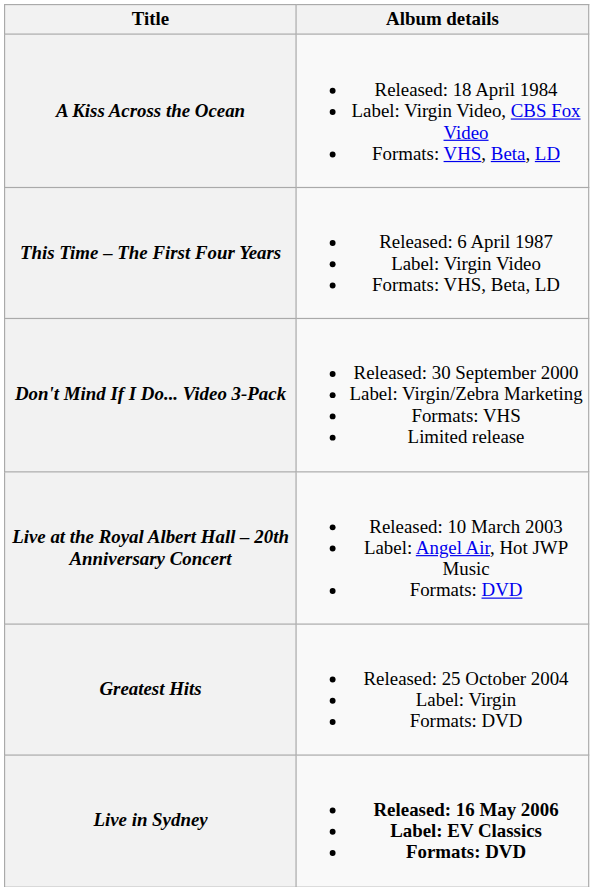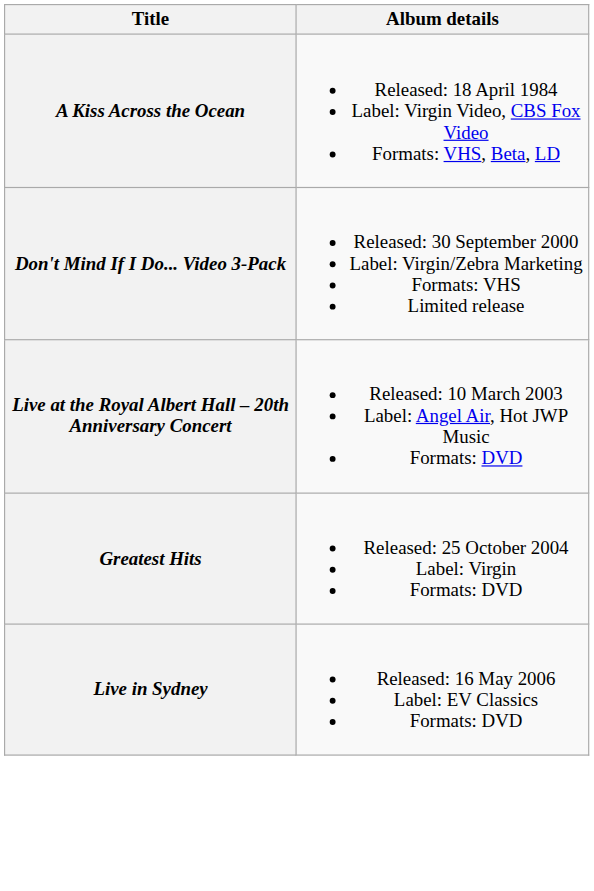- row: (151, 252)
(442, 832) bold -> (442, 700) normal
